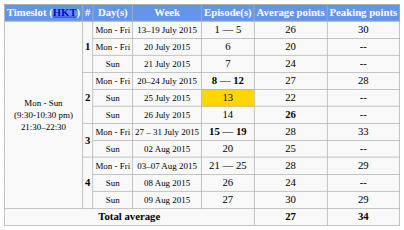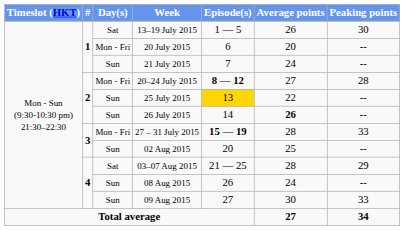(113, 30) Mon - Fri -> (113, 30) Sat
(113, 166) Mon - Fri -> (113, 166) Sat
(363, 200) 29 -> (363, 200) 33
